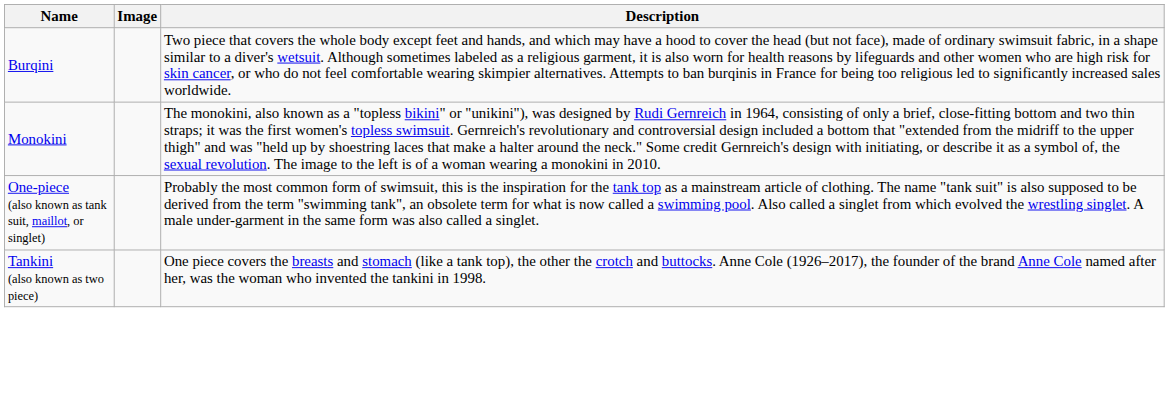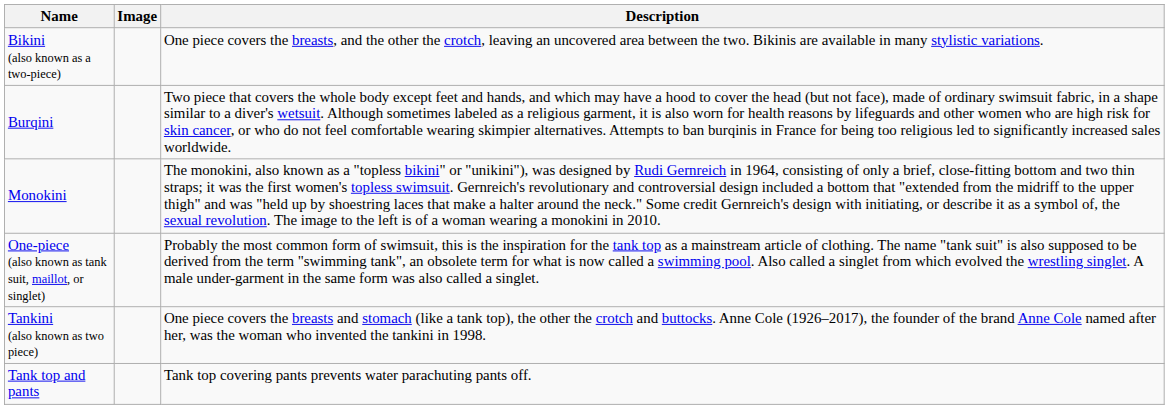+ row: (49, 56)
+ row: (47, 383)
